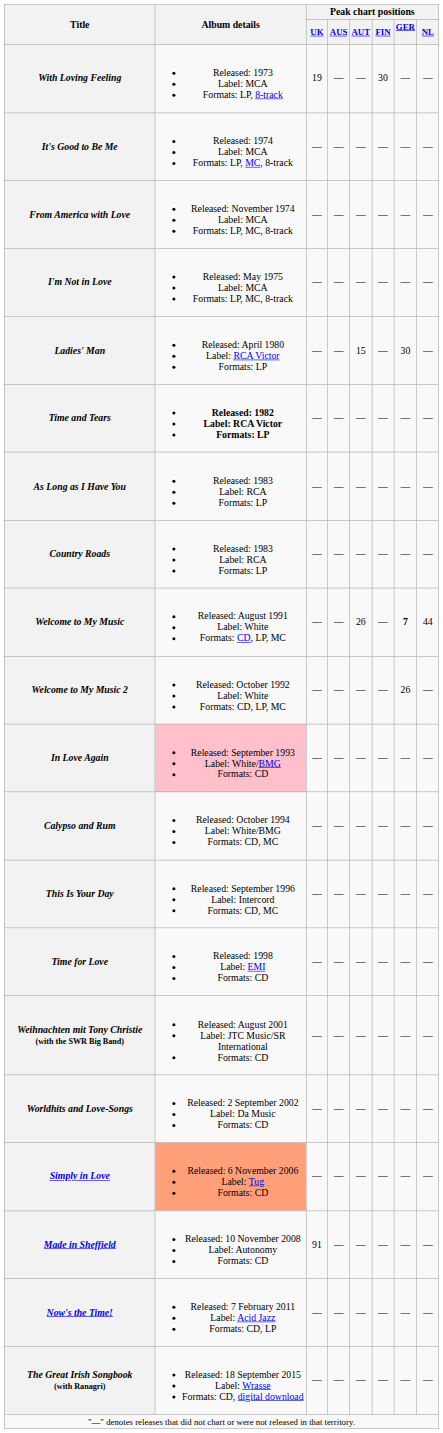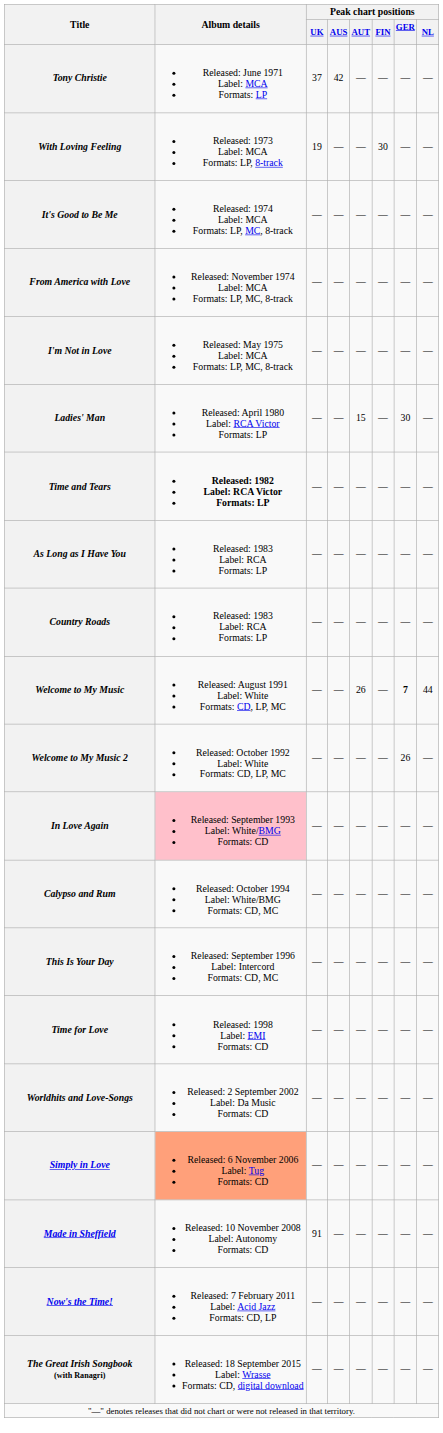+ row: (80, 78)
- row: (80, 1035)
